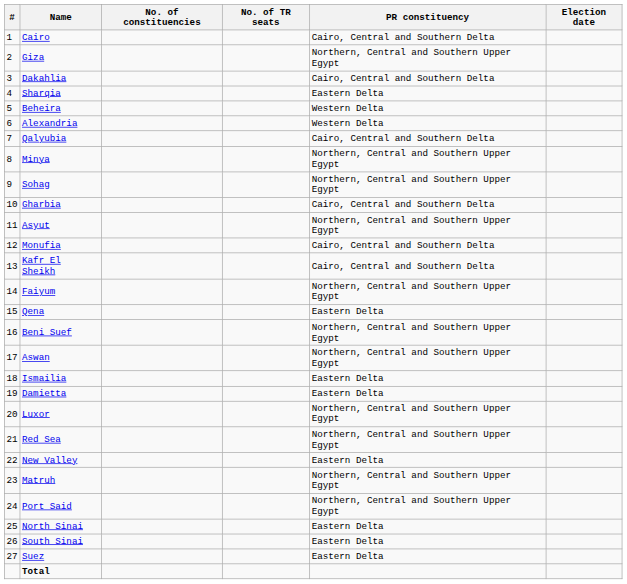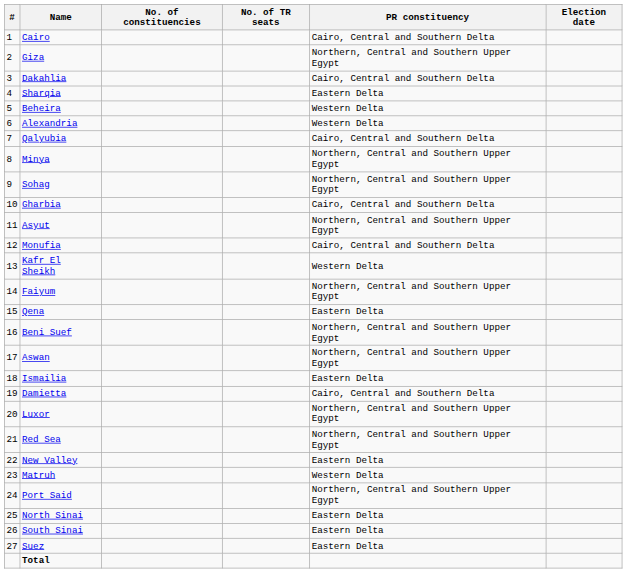(403, 266) Cairo, Central and Southern Delta -> (348, 266) Western Delta
(348, 394) Eastern Delta -> (403, 394) Cairo, Central and Southern Delta
(411, 480) Northern, Central and Southern Upper Egypt -> (348, 475) Western Delta
